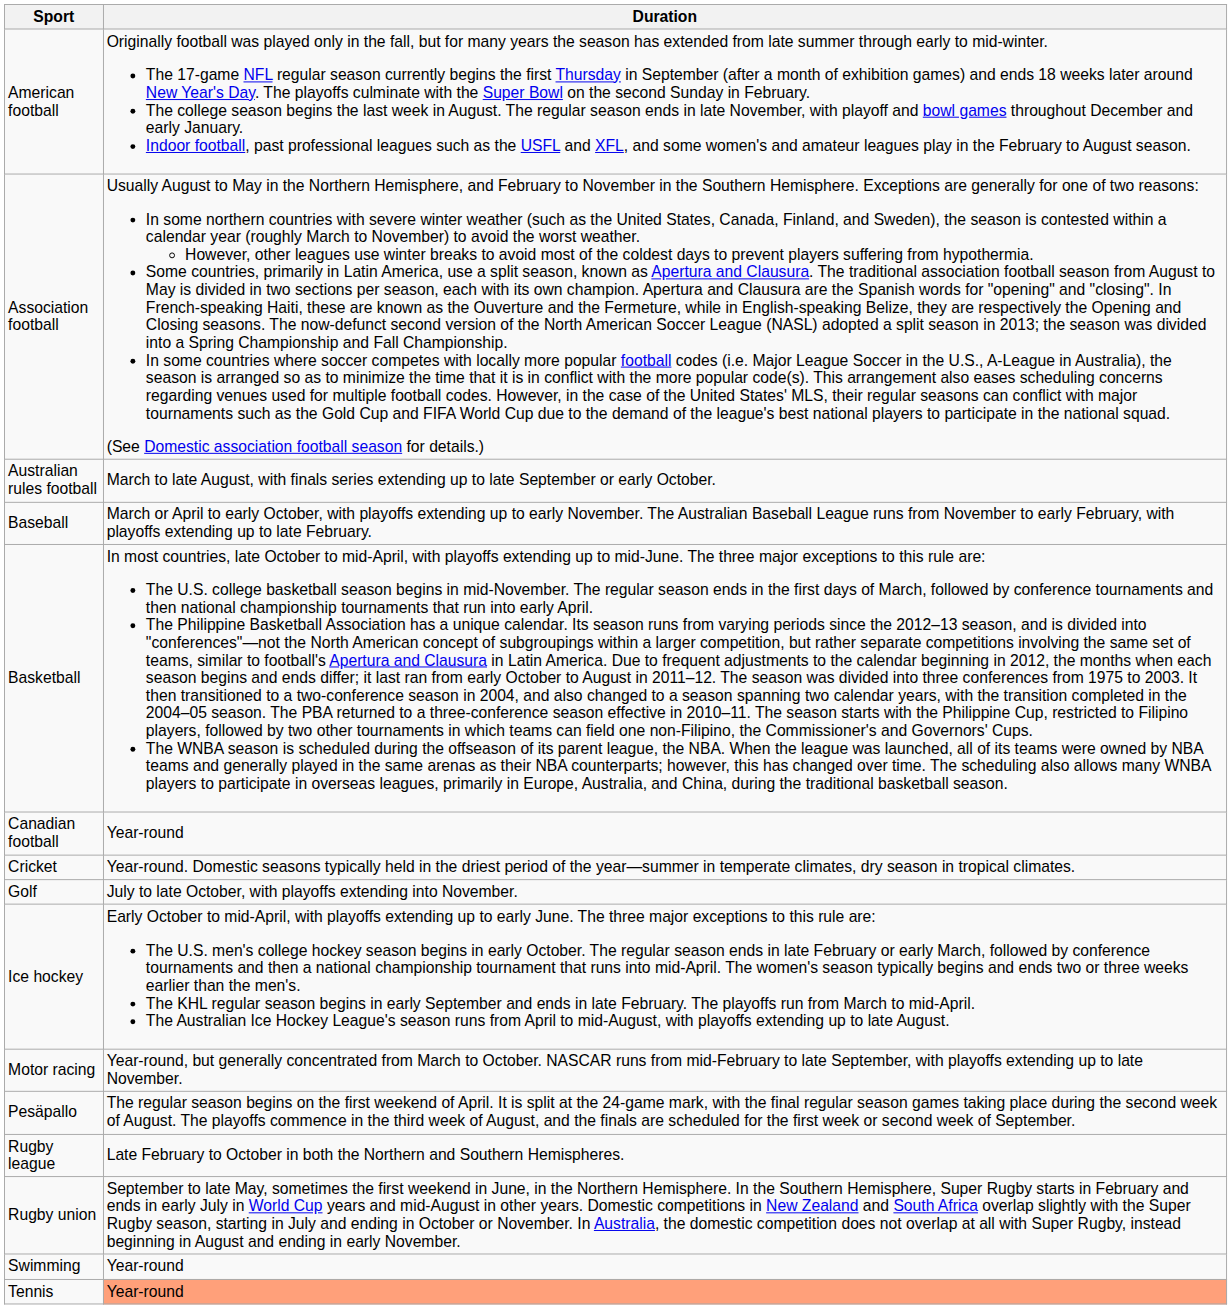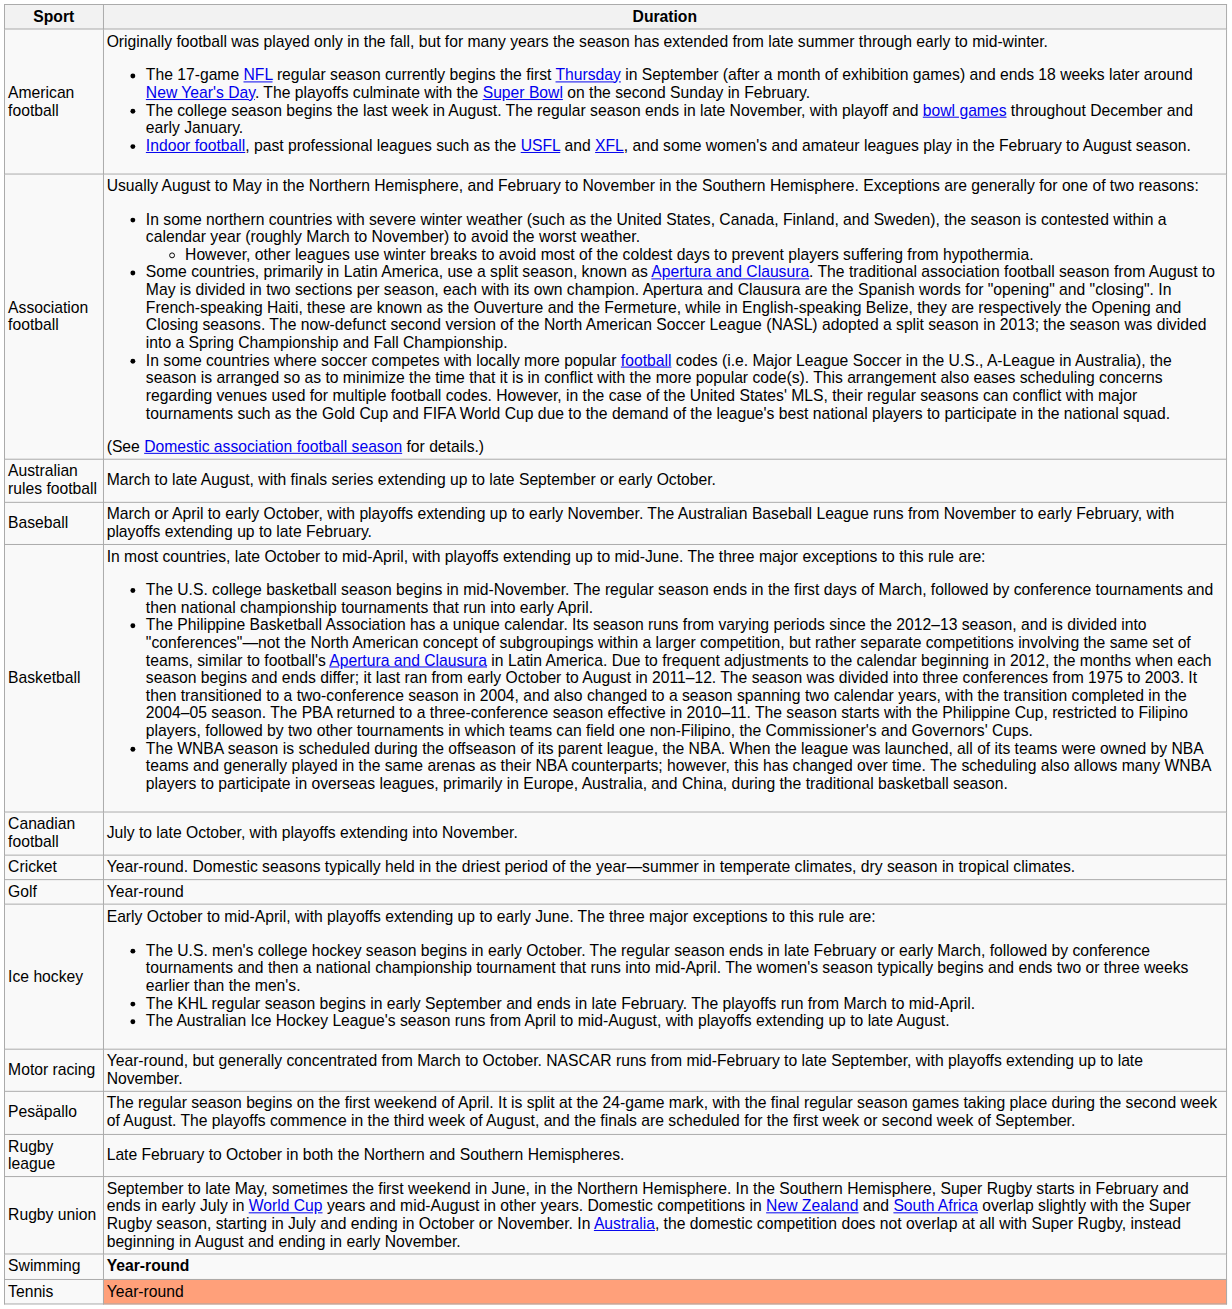(145, 833) Year-round -> (312, 833) July to late October, with playoffs extending into November.
(312, 892) July to late October, with playoffs extending into November. -> (145, 892) Year-round
(145, 1266) normal -> (148, 1266) bold
